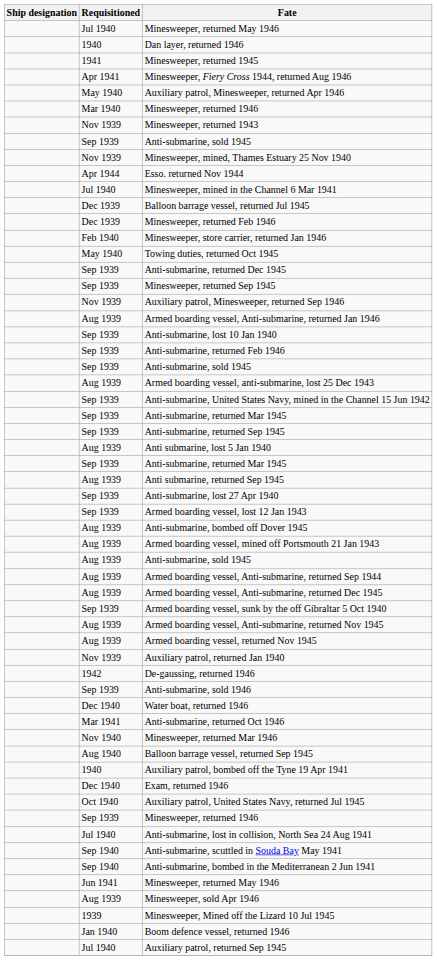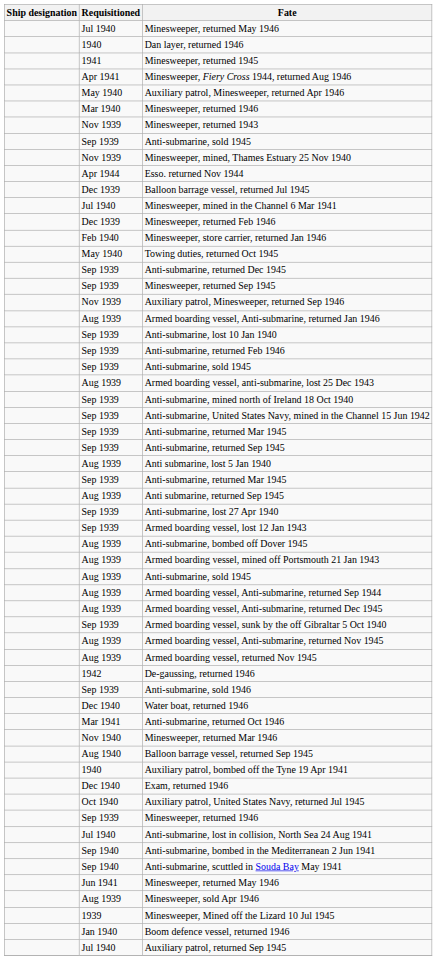rows swapped: (99, 189) <-> (101, 205)
+ row: (100, 398)
- row: (101, 656)
rows swapped: (100, 866) <-> (100, 850)
